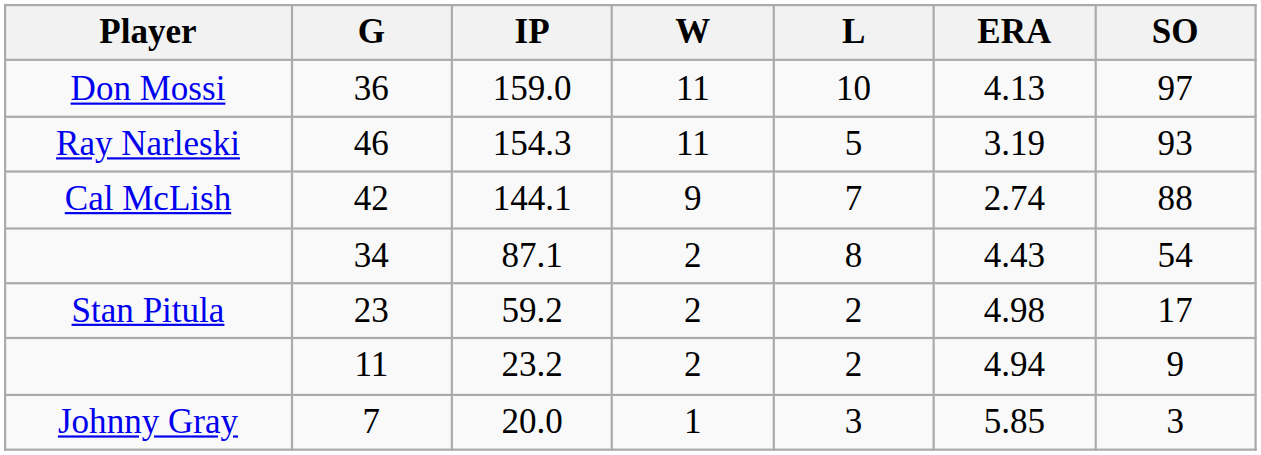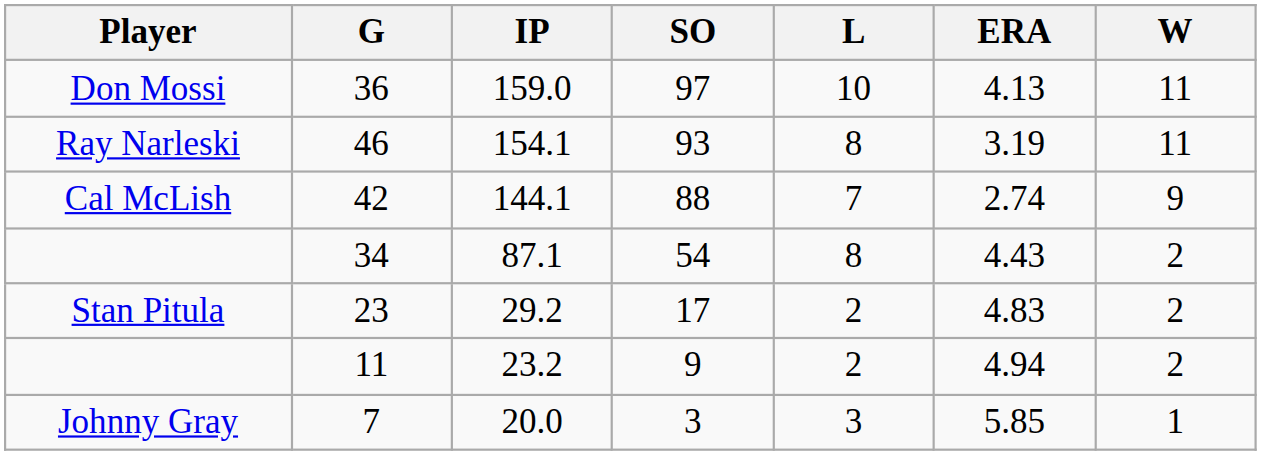columns swapped: (693, 32) <-> (1175, 32)
(532, 143) 154.3 -> (532, 143) 154.1
(854, 143) 5 -> (854, 143) 8
(532, 310) 59.2 -> (532, 310) 29.2
(1014, 310) 4.98 -> (1014, 310) 4.83
